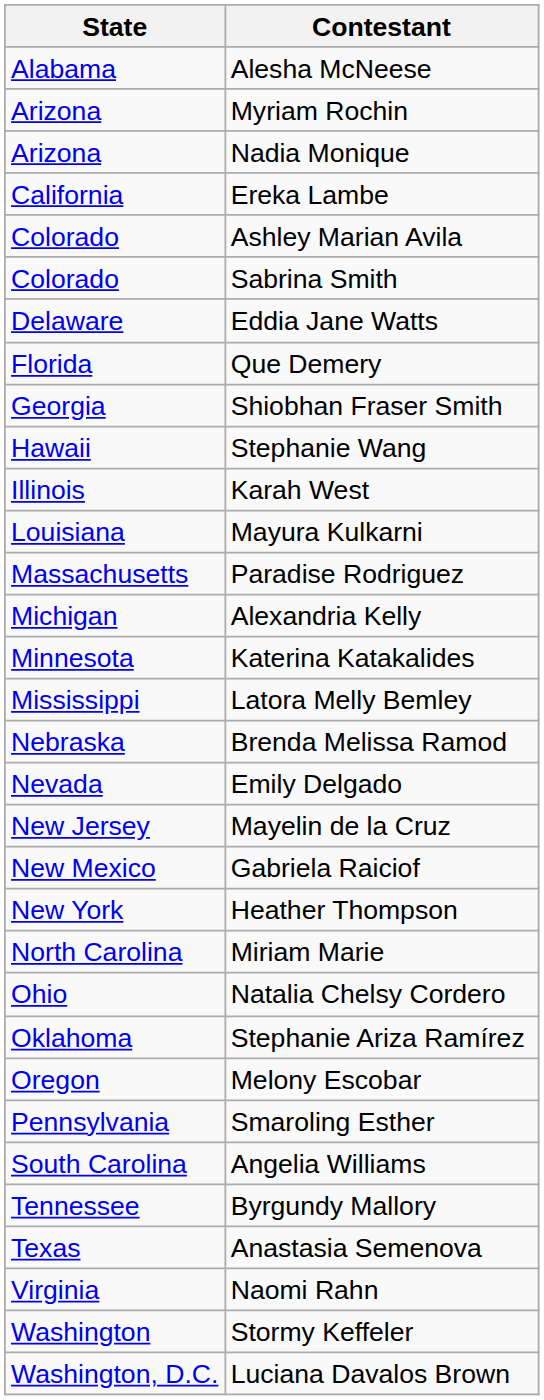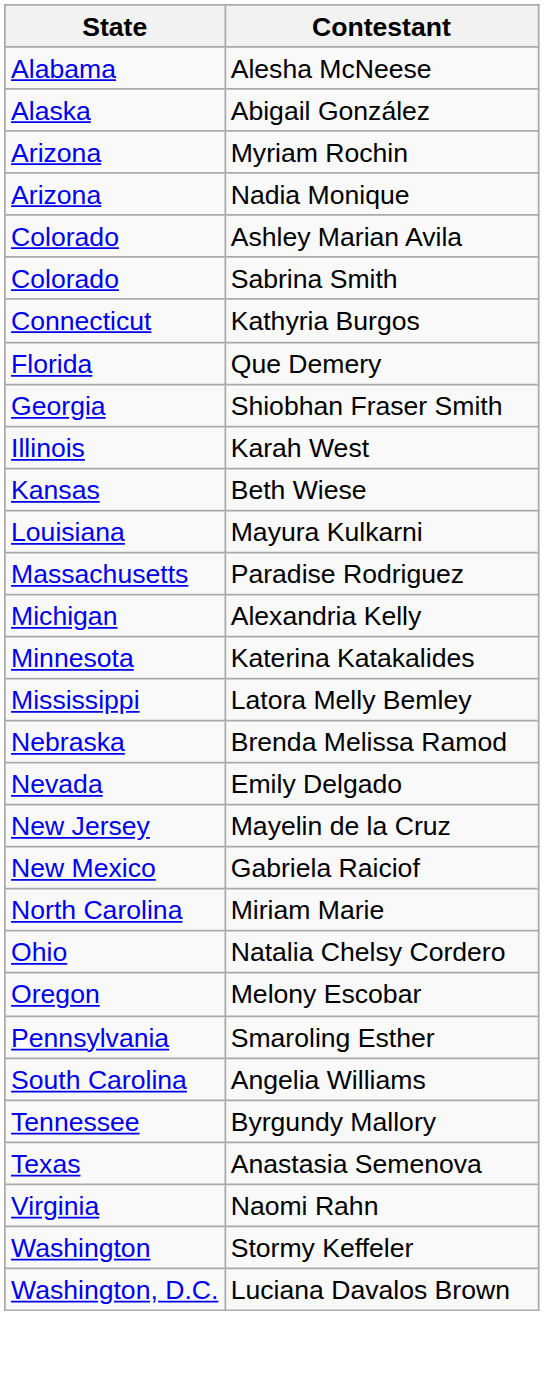+ row: (330, 110)
- row: (310, 195)
+ row: (325, 321)
- row: (334, 321)
- row: (328, 447)
+ row: (299, 489)
- row: (344, 910)
- row: (378, 1037)
